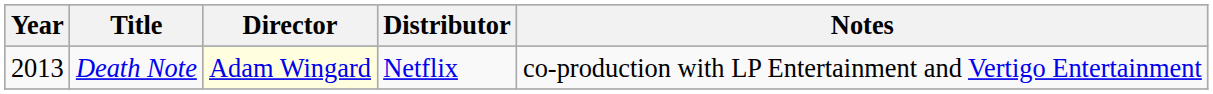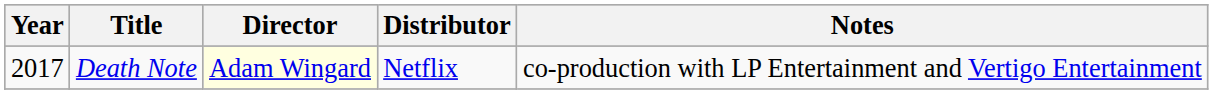(37, 67) 2013 -> (37, 67) 2017
